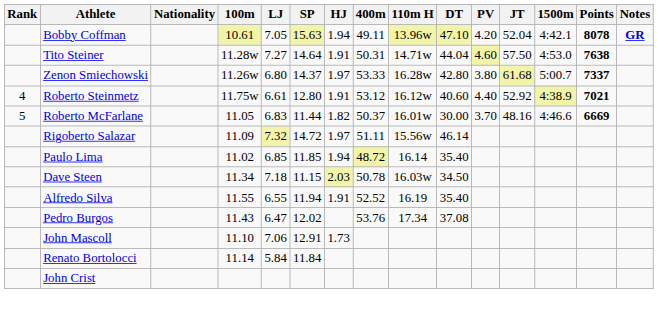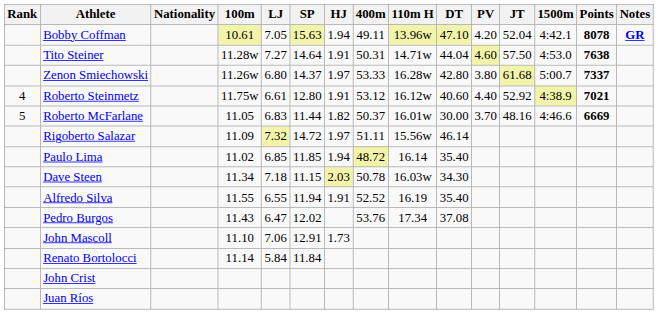(454, 177) 34.50 -> (454, 177) 34.30
+ row: (68, 298)
